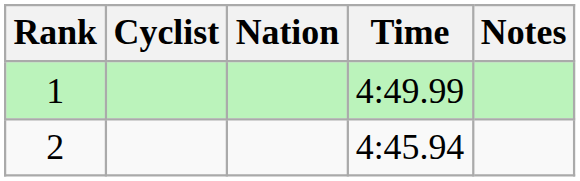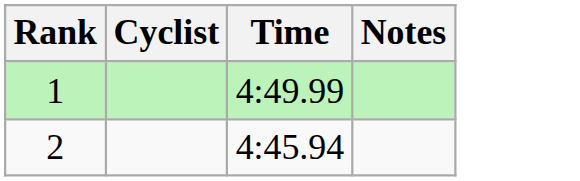- column: (287, 32)
